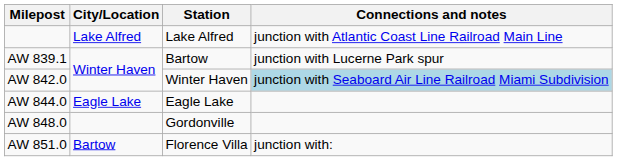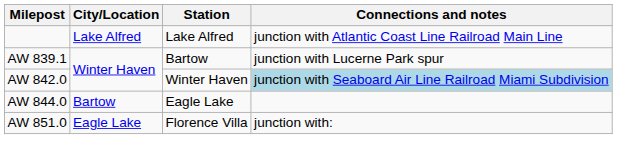(107, 101) Eagle Lake -> (94, 101) Bartow
- row: (37, 123)
(94, 144) Bartow -> (107, 123) Eagle Lake
